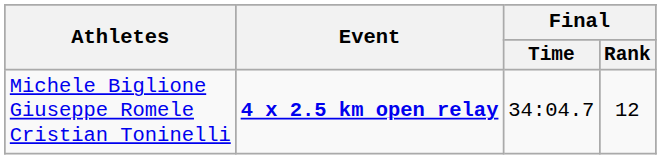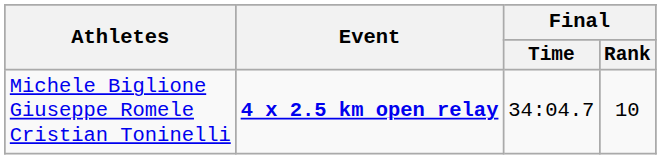(627, 111) 12 -> (627, 111) 10
